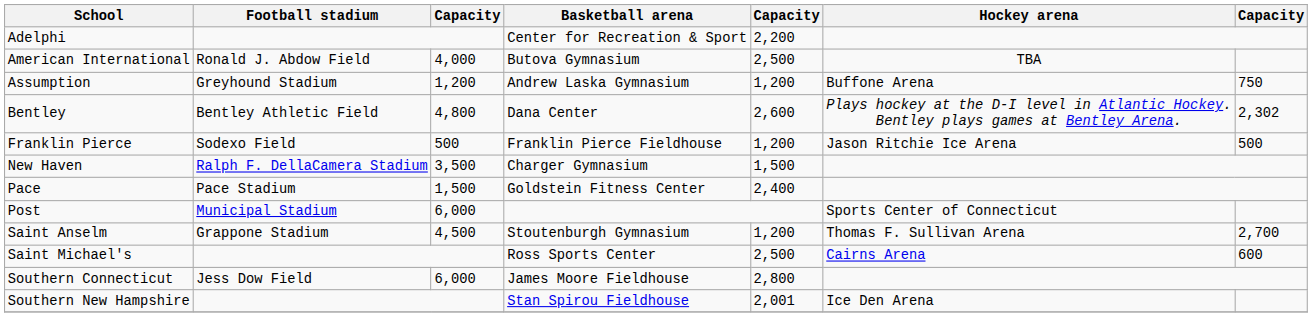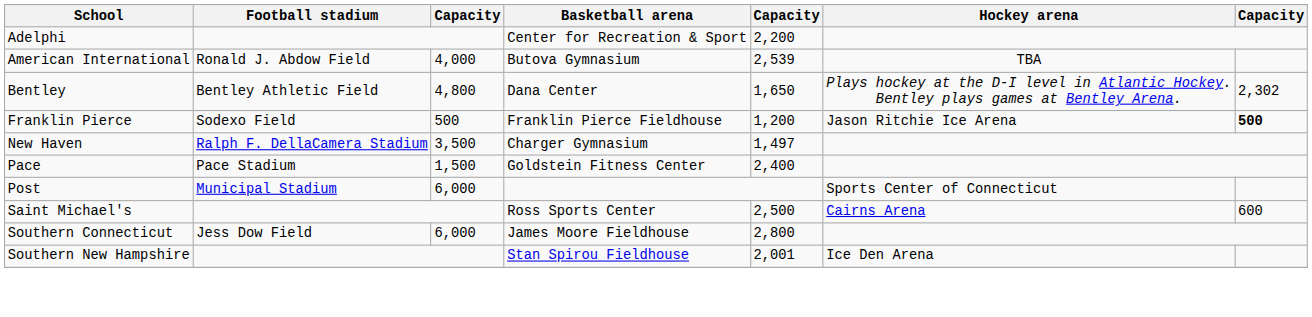(774, 61) 2,500 -> (774, 61) 2,539
- row: (49, 83)
(774, 114) 2,600 -> (774, 91) 1,650
(1250, 144) normal -> (1250, 121) bold
(774, 166) 1,500 -> (774, 144) 1,497
- row: (57, 234)
